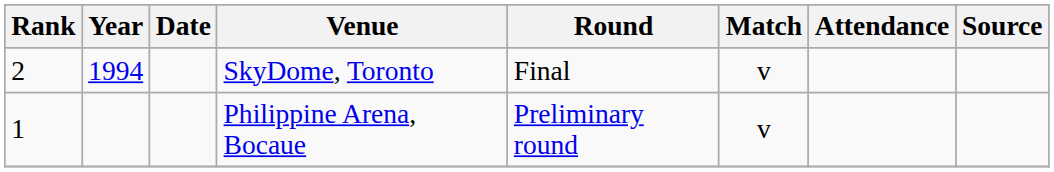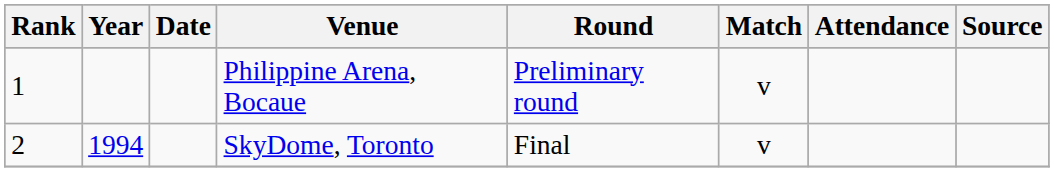rows swapped: (320, 129) <-> (329, 69)
